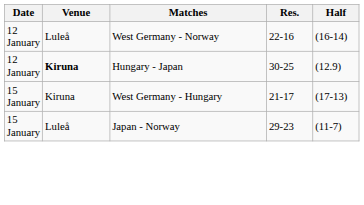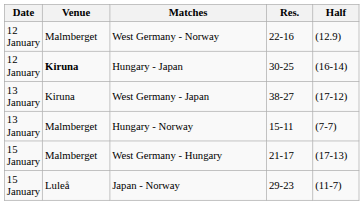(57, 36) Luleå -> (71, 36) Malmberget
(331, 36) (16-14) -> (328, 36) (12.9)
(328, 66) (12.9) -> (331, 66) (16-14)
+ row: (161, 95)
+ row: (153, 125)
(60, 95) Kiruna -> (71, 155) Malmberget
